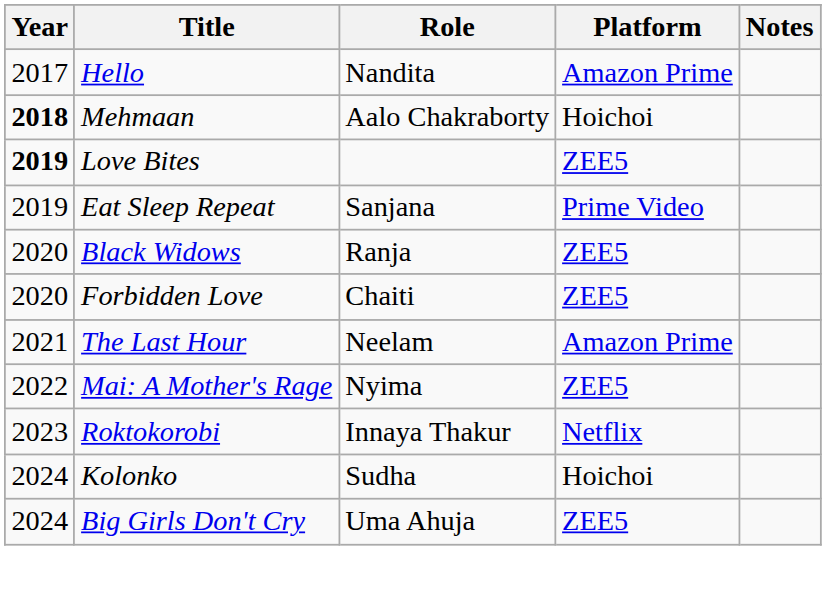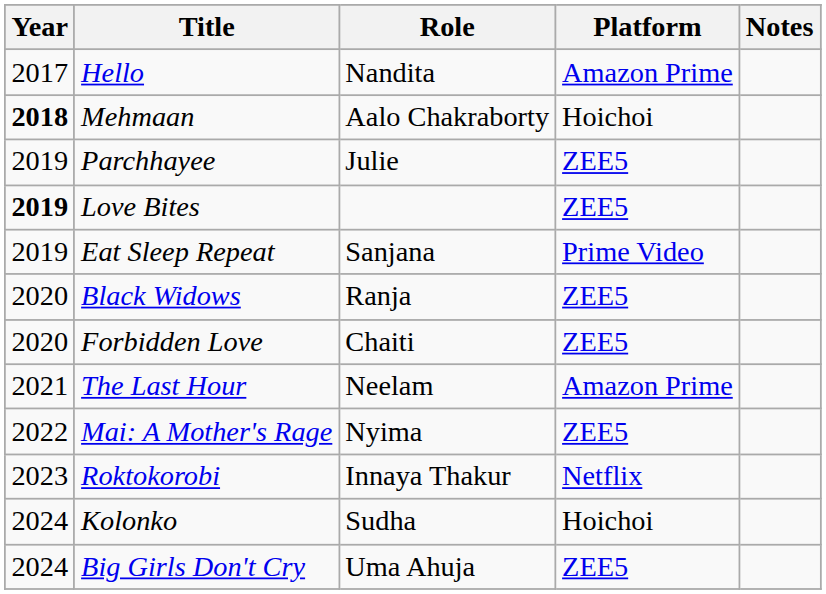+ row: (148, 161)
